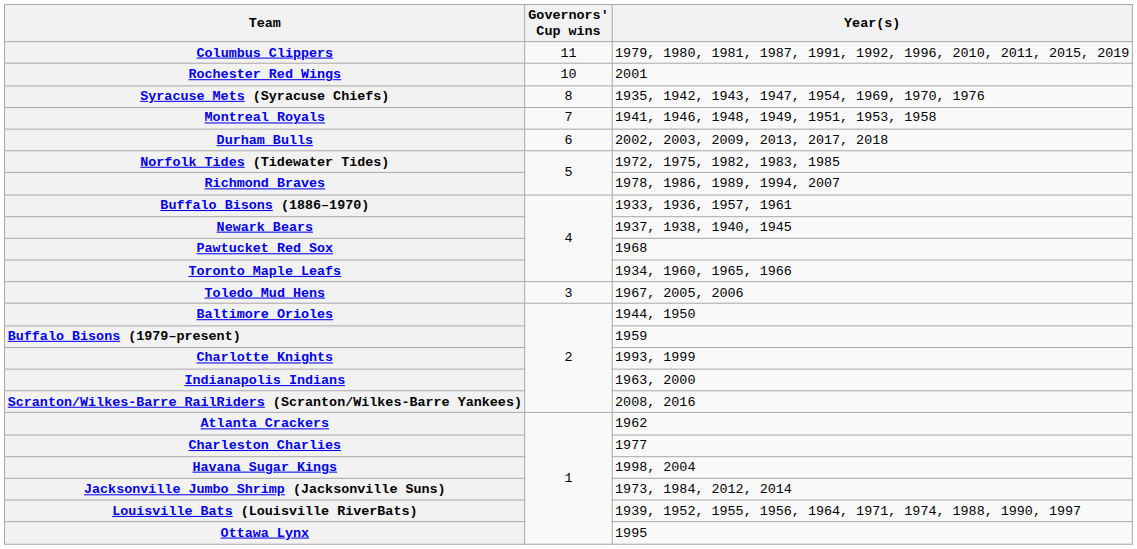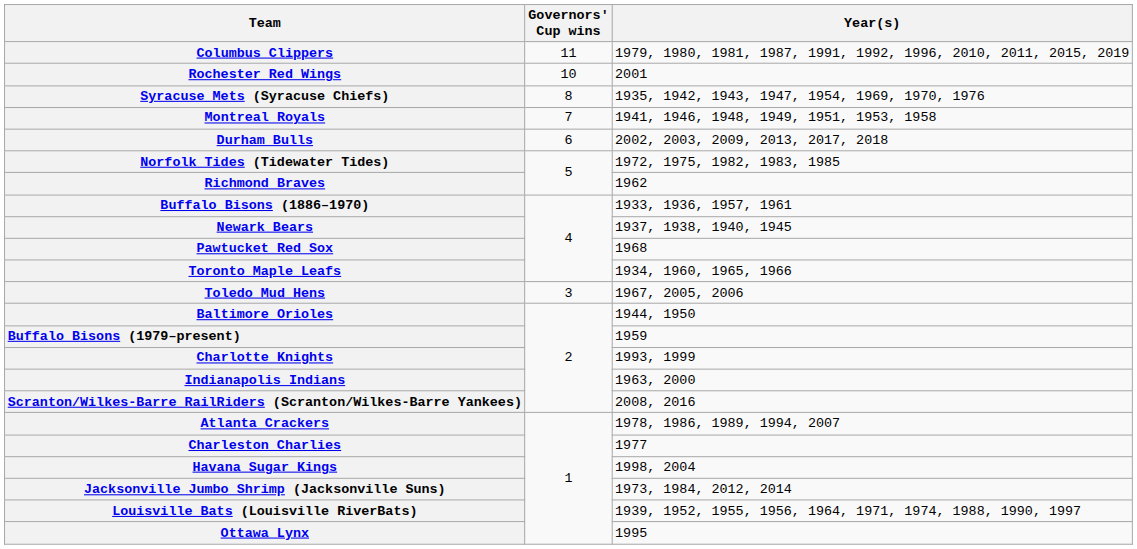(728, 184) 1978, 1986, 1989, 1994, 2007 -> (631, 184) 1962
(631, 424) 1962 -> (728, 424) 1978, 1986, 1989, 1994, 2007
